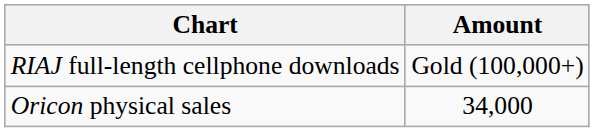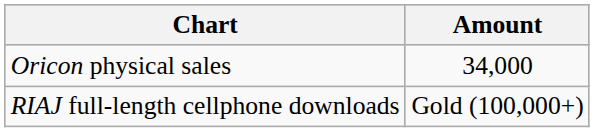rows swapped: (121, 106) <-> (205, 65)
